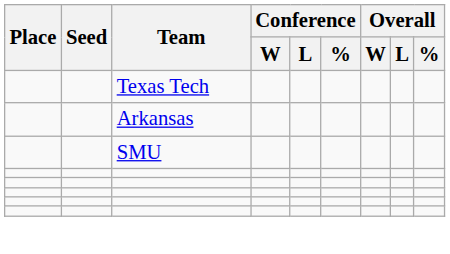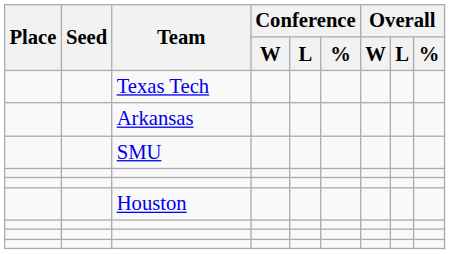+ row: (33, 204)
